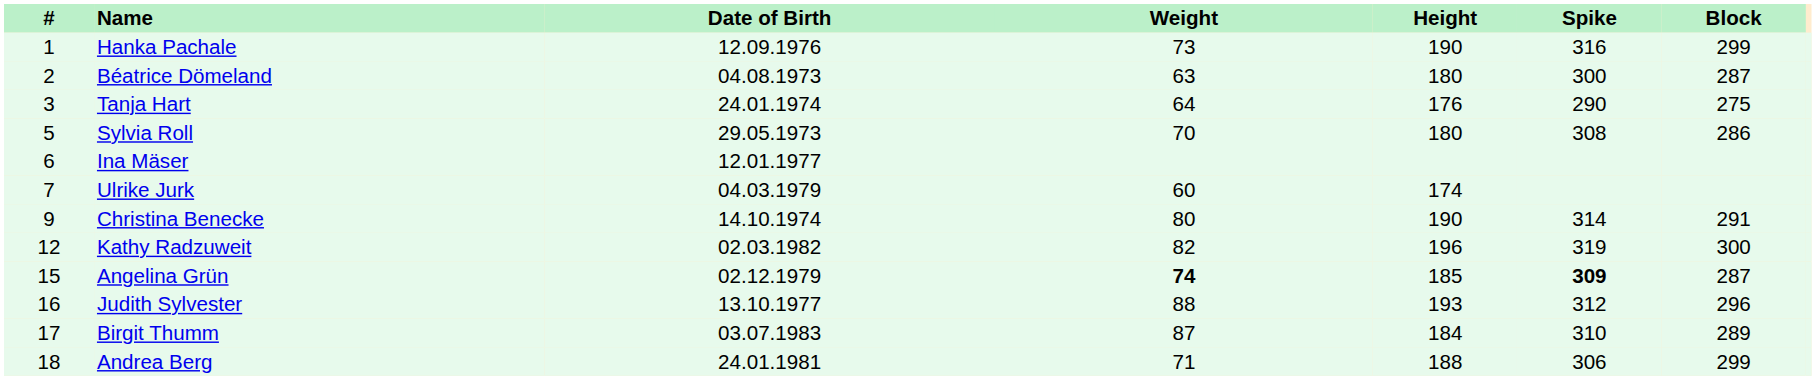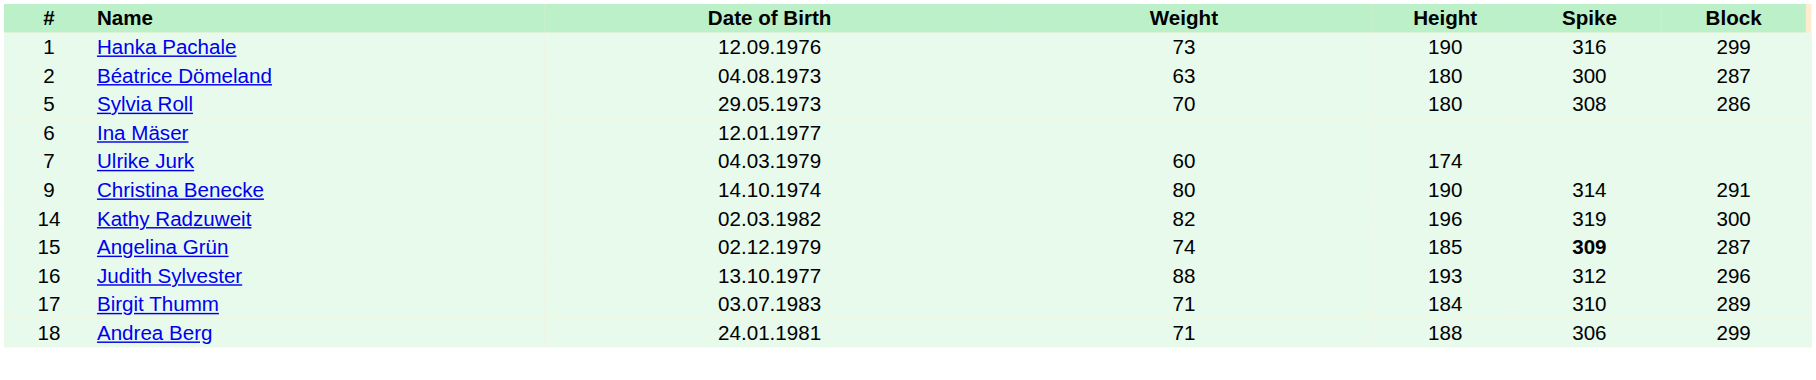- row: (144, 104)
(49, 247) 12 -> (49, 218) 14
(1184, 276) bold -> (1184, 247) normal
(1184, 333) 87 -> (1184, 304) 71
